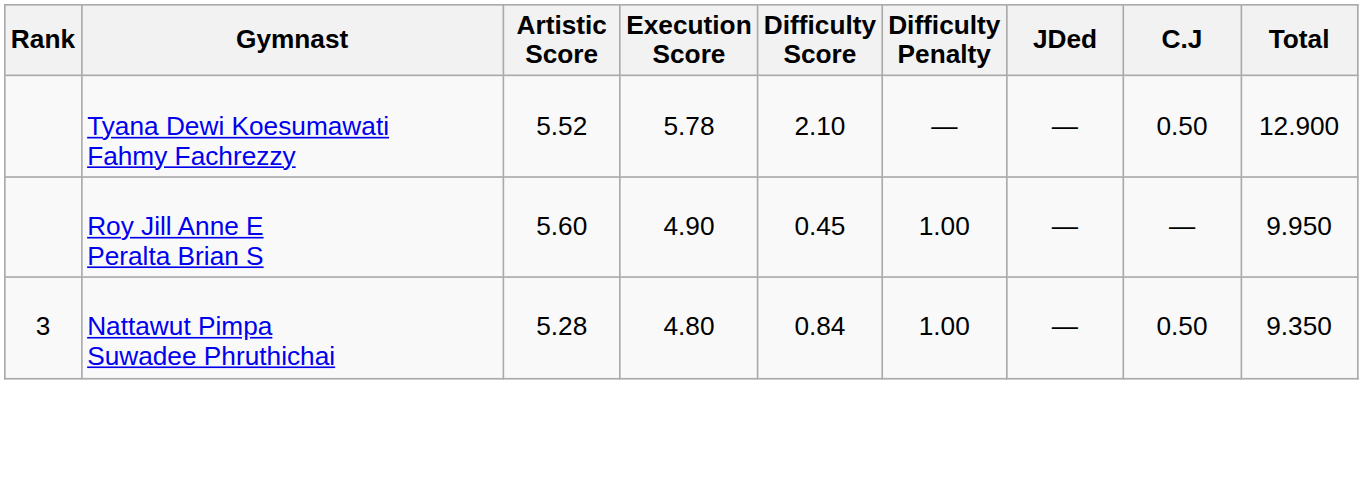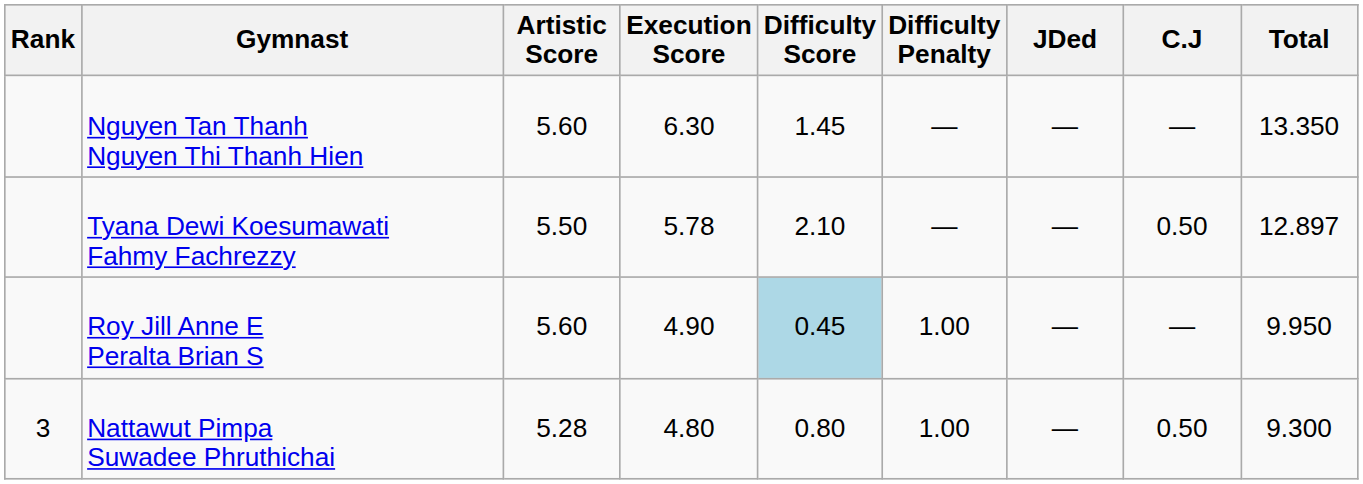+ row: (225, 140)
(562, 125) 5.52 -> (562, 226) 5.50
(1299, 125) 12.900 -> (1299, 226) 12.897
(820, 226) no background -> (820, 327) lightblue background
(820, 327) 0.84 -> (820, 427) 0.80
(1299, 327) 9.350 -> (1299, 427) 9.300
